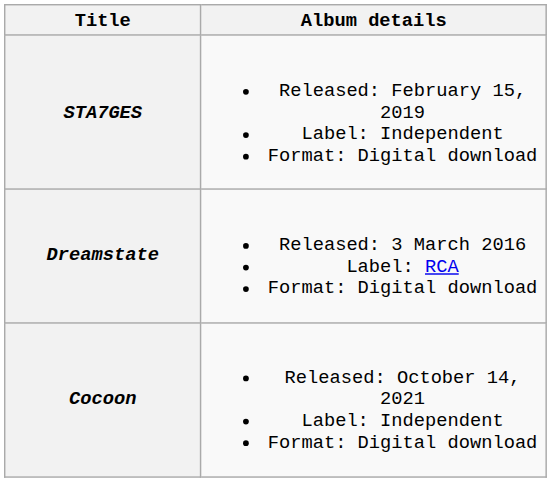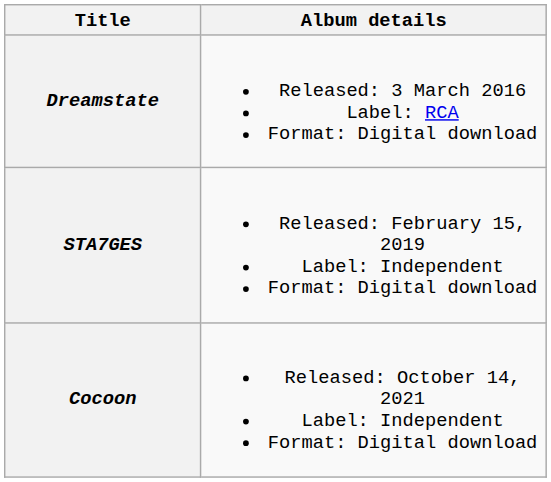rows swapped: (103, 256) <-> (103, 112)
